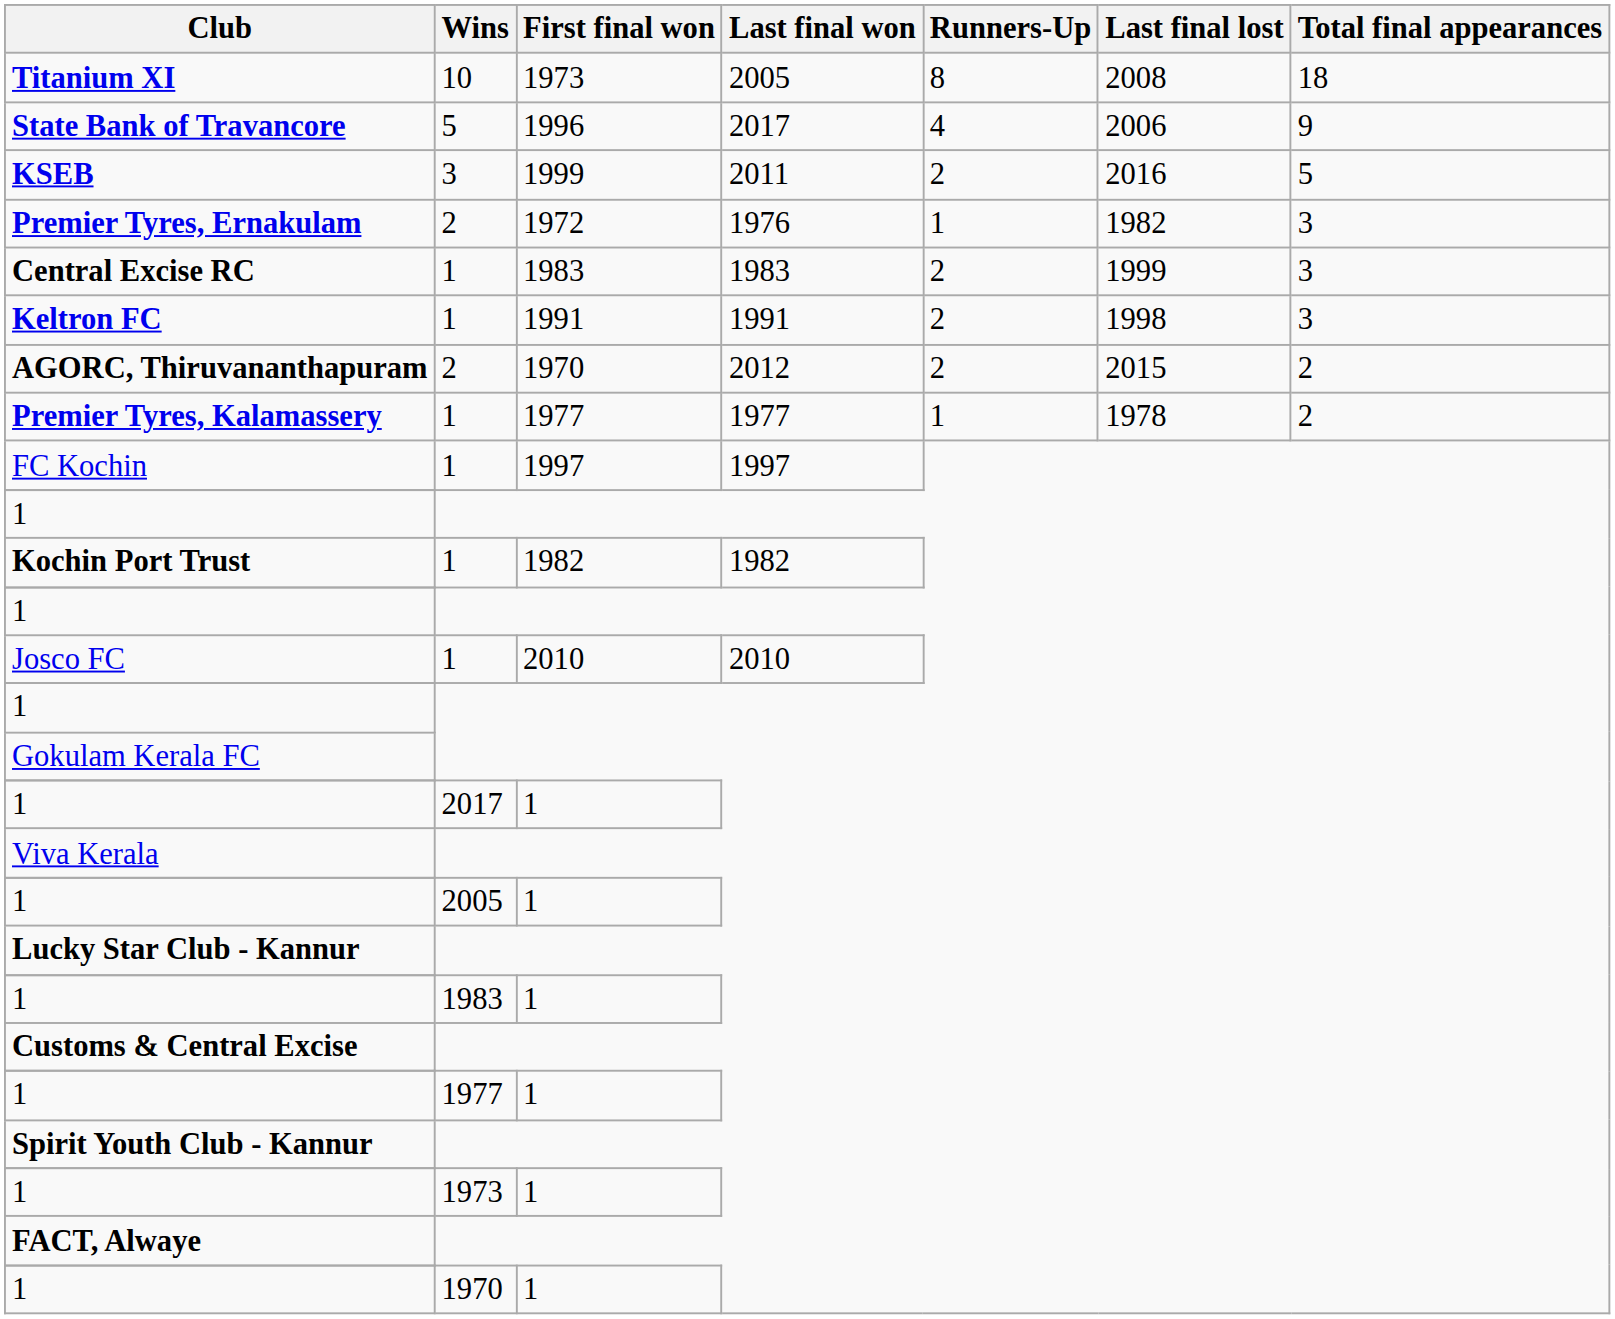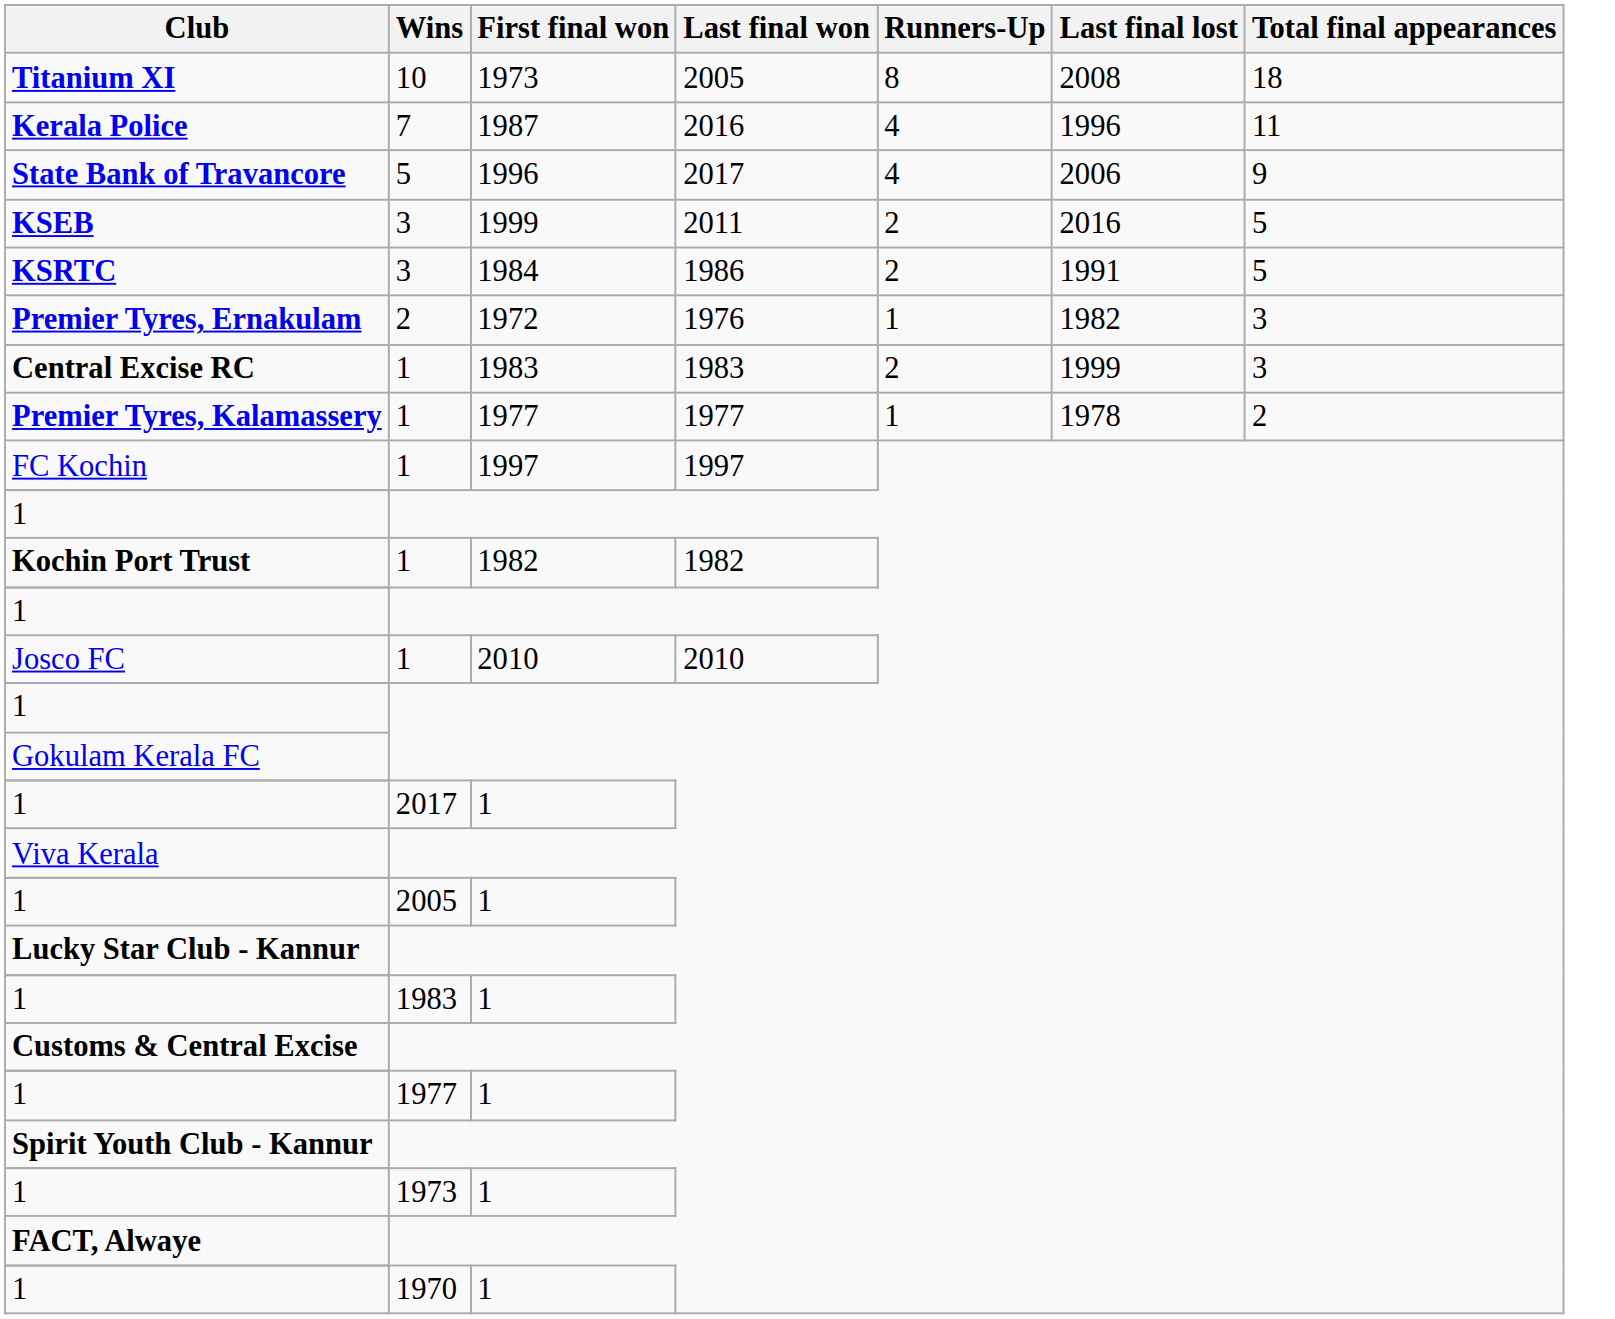+ row: (100, 125)
+ row: (64, 271)
- row: (87, 319)
- row: (220, 367)
